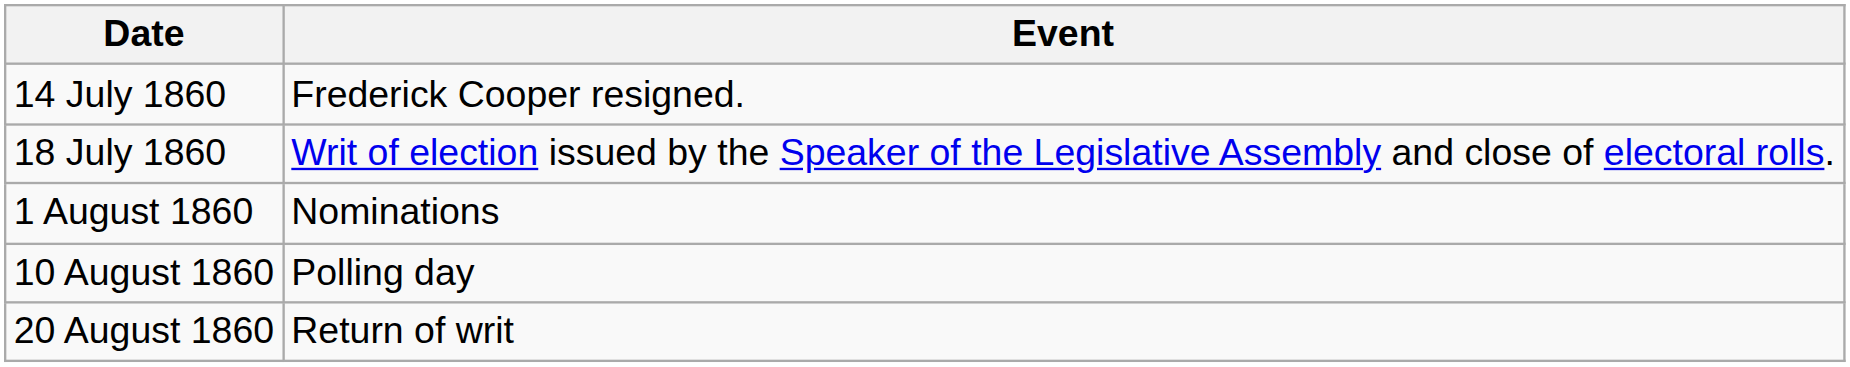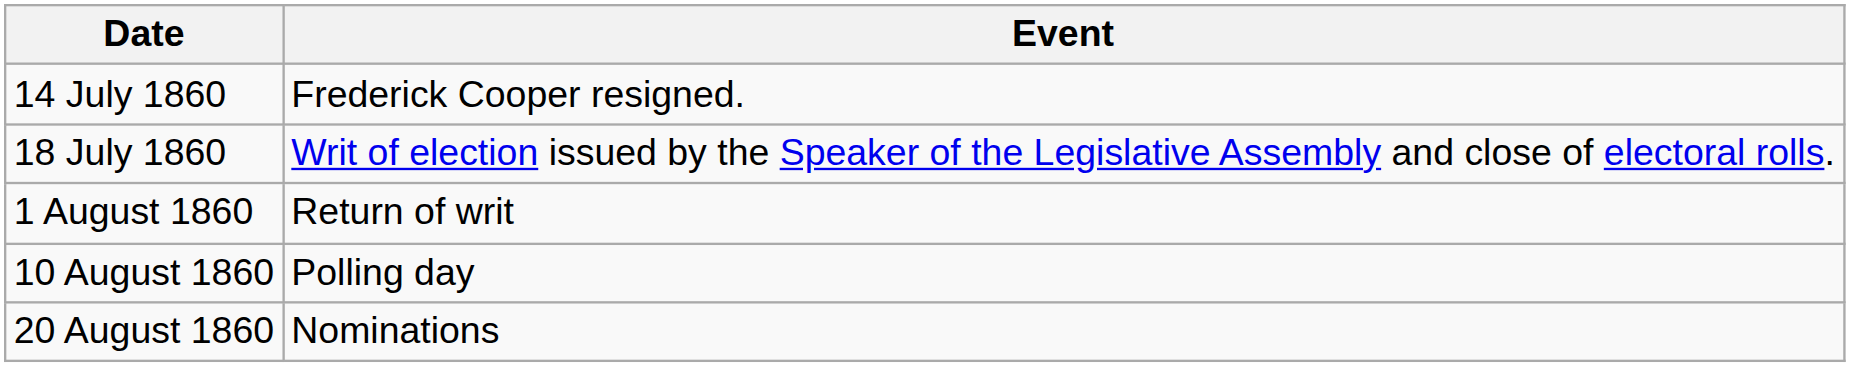(395, 212) Nominations -> (403, 212) Return of writ
(403, 331) Return of writ -> (395, 331) Nominations
